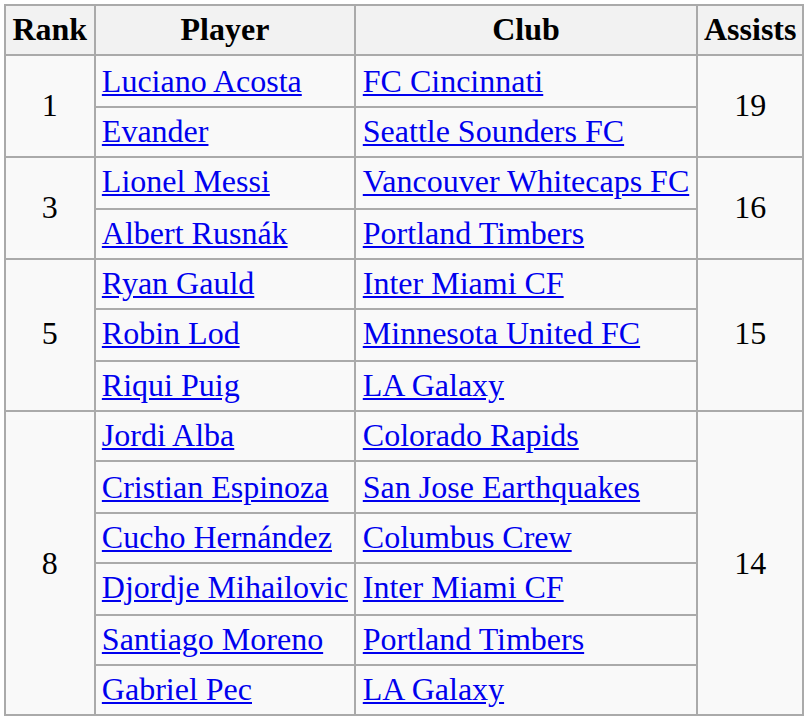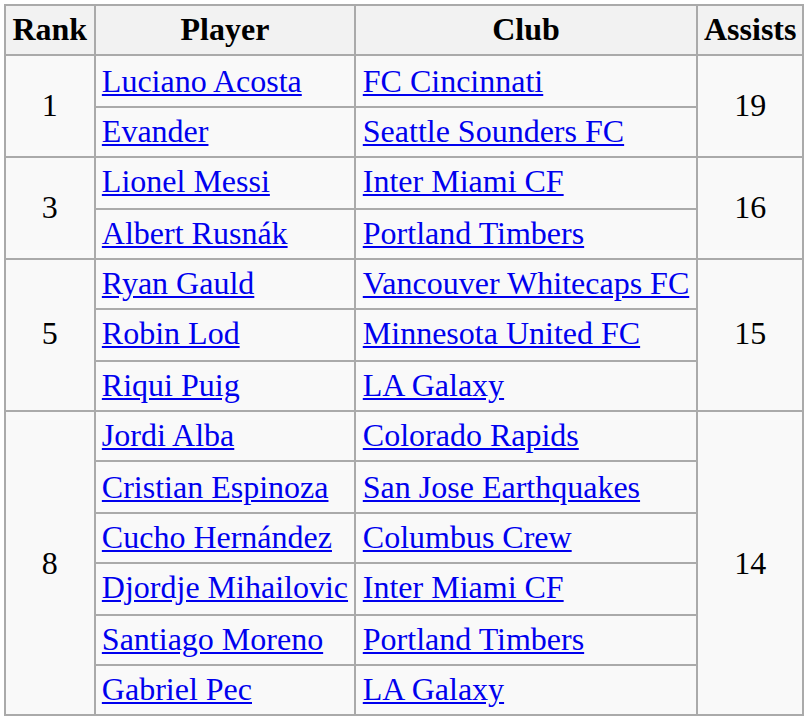(526, 182) Vancouver Whitecaps FC -> (463, 182) Inter Miami CF
(463, 283) Inter Miami CF -> (526, 283) Vancouver Whitecaps FC
